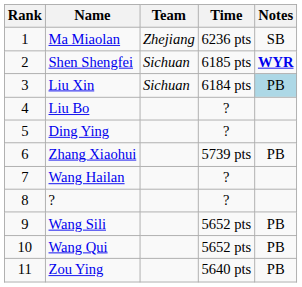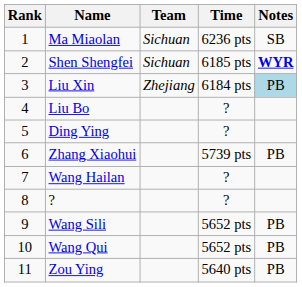(169, 39) Zhejiang -> (166, 39) Sichuan
(166, 85) Sichuan -> (169, 85) Zhejiang
